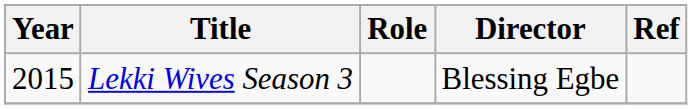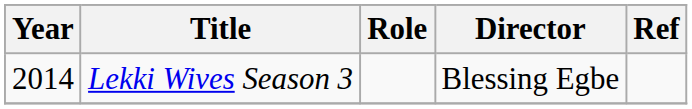(43, 77) 2015 -> (43, 77) 2014
